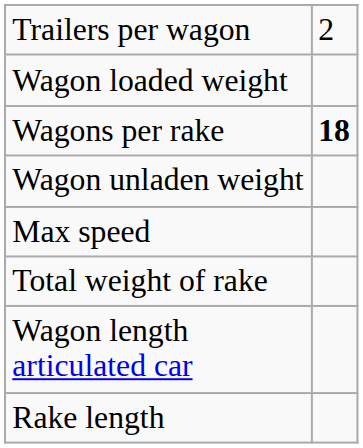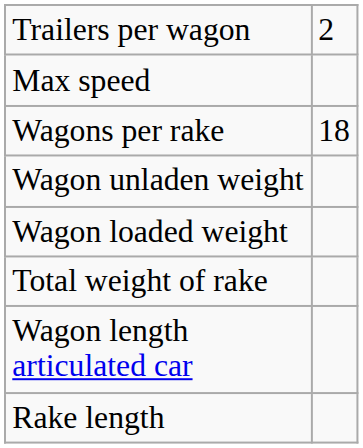rows swapped: (81, 230) <-> (150, 79)
(334, 130) bold -> (334, 130) normal
